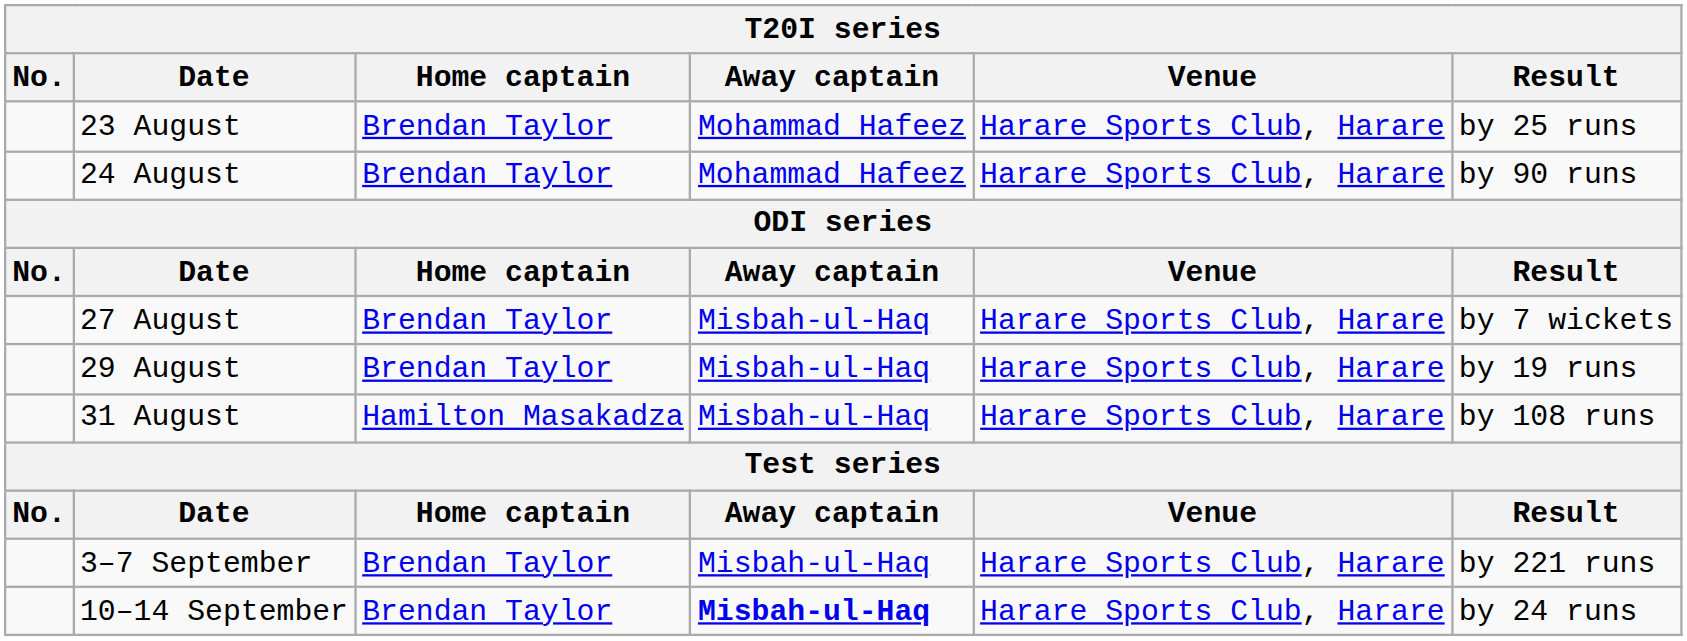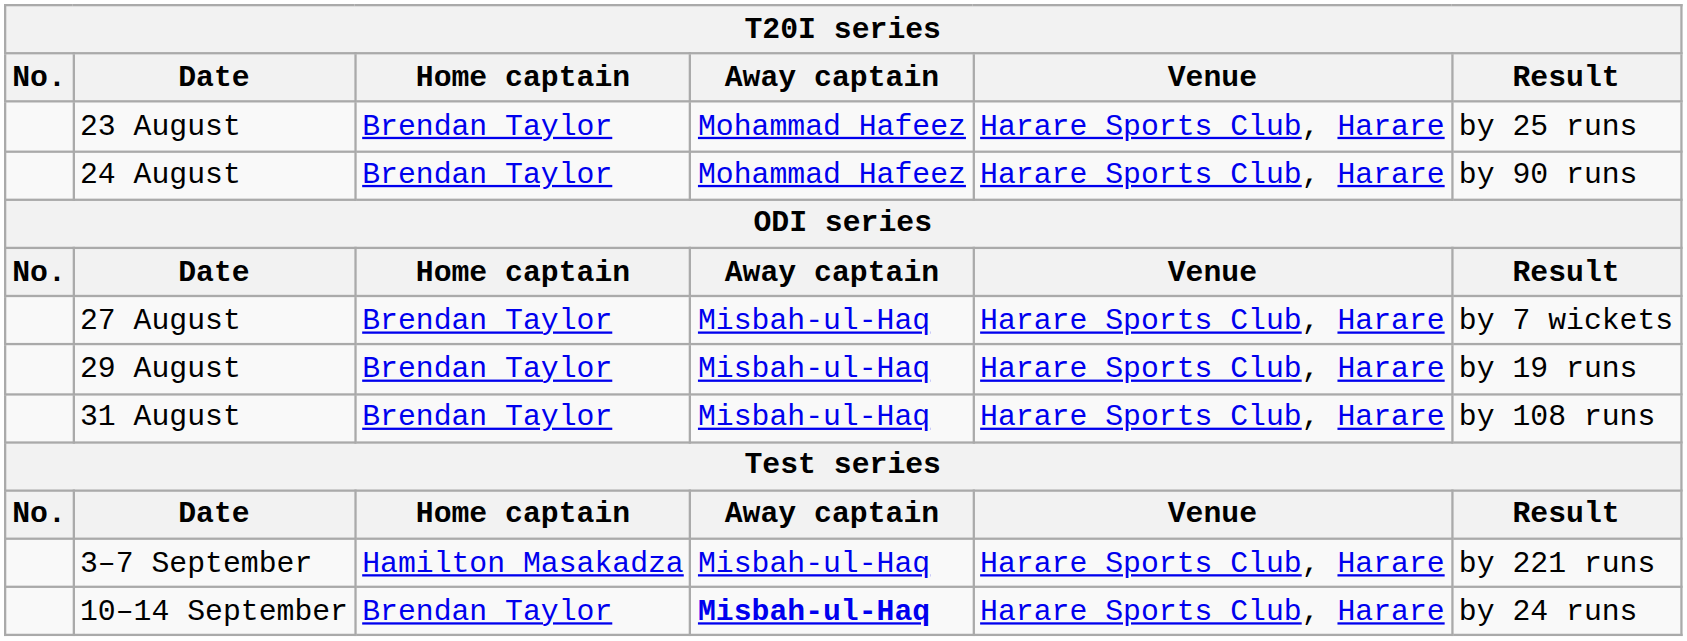(523, 418) Hamilton Masakadza -> (487, 418) Brendan Taylor
(487, 563) Brendan Taylor -> (523, 563) Hamilton Masakadza
